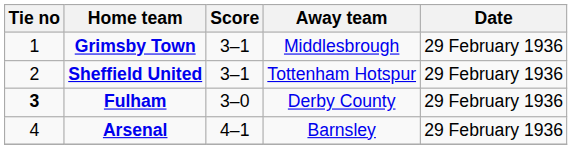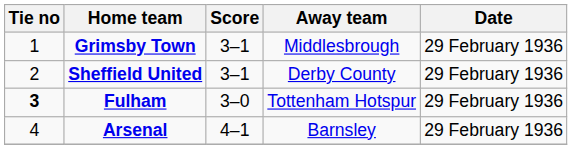(342, 74) Tottenham Hotspur -> (342, 74) Derby County
(342, 102) Derby County -> (342, 102) Tottenham Hotspur
